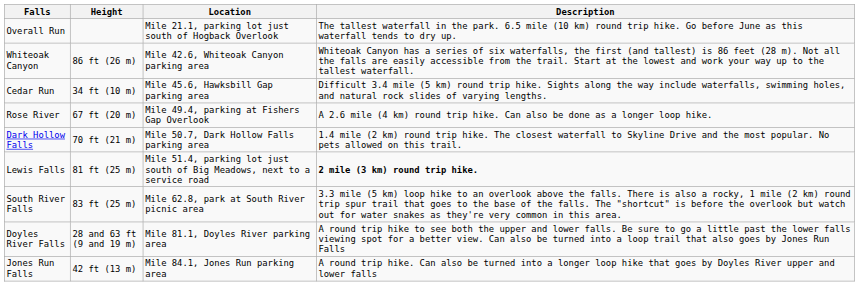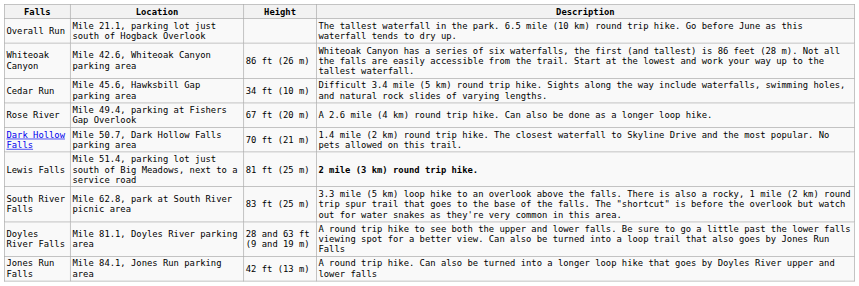columns swapped: (107, 12) <-> (230, 12)
